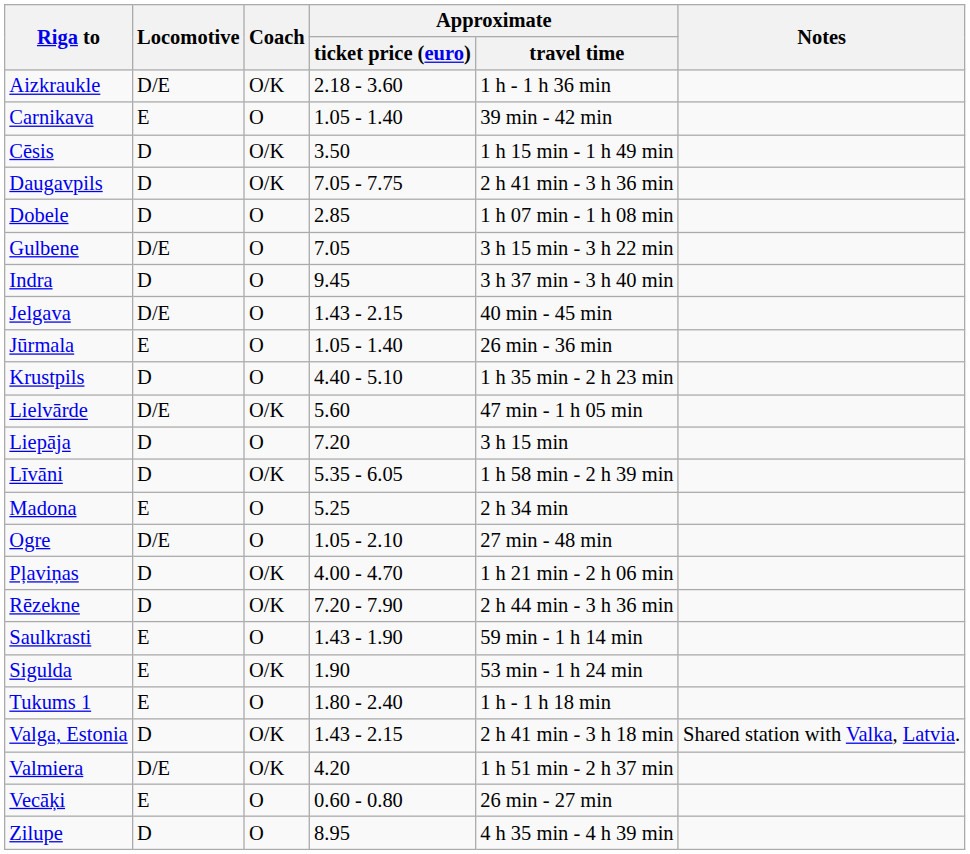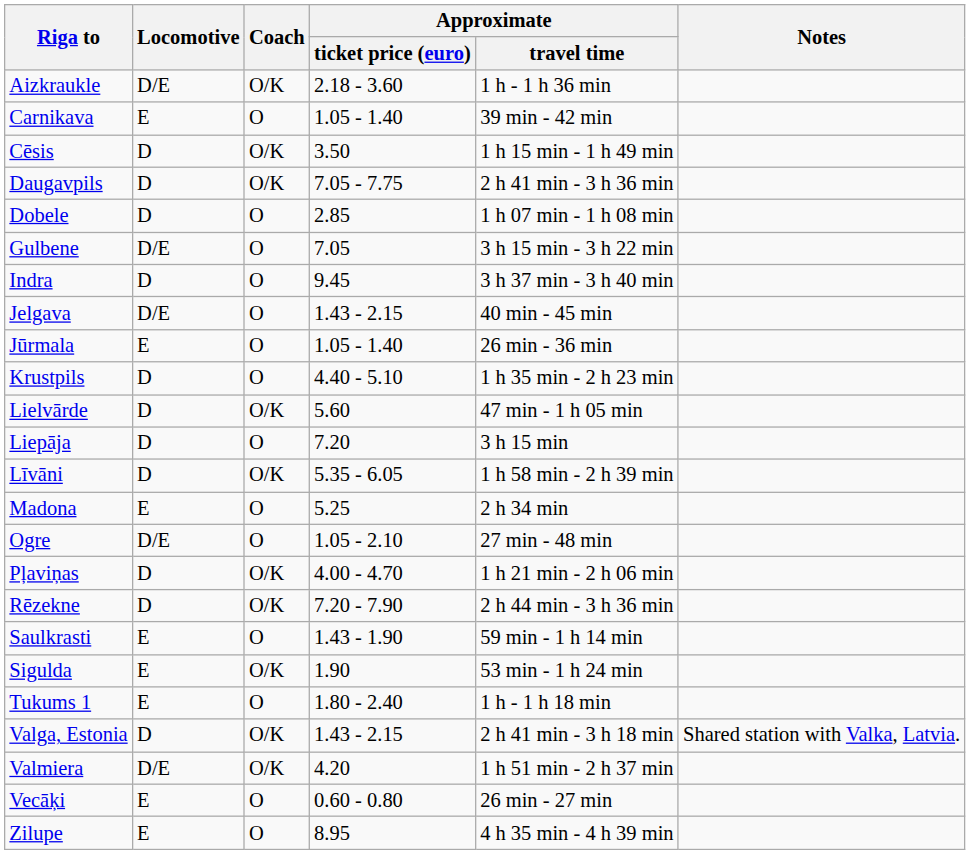(154, 410) D/E -> (144, 410) D
(144, 832) D -> (143, 832) E
